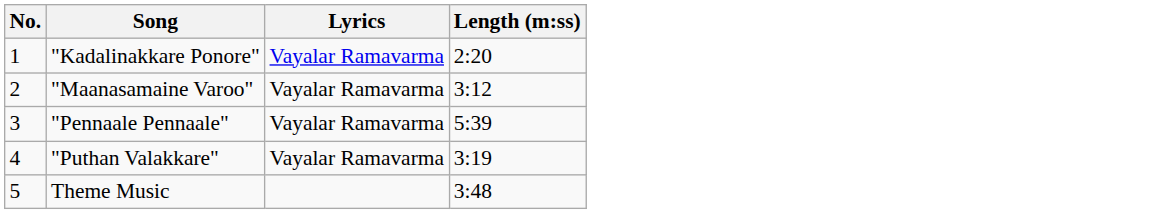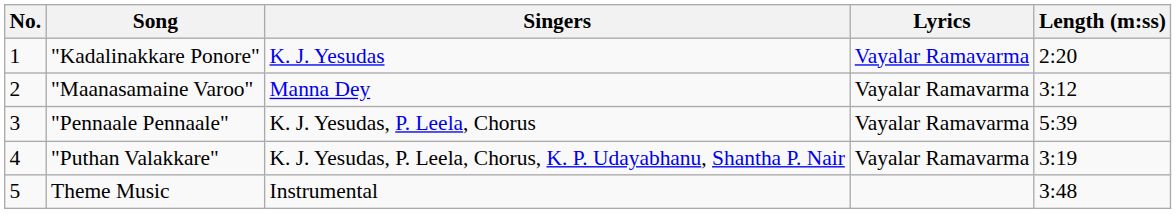+ column: (557, 21)
